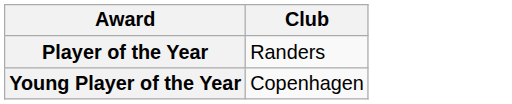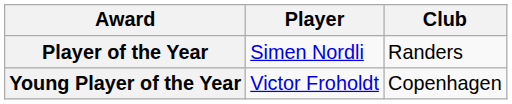+ column: (315, 20)
